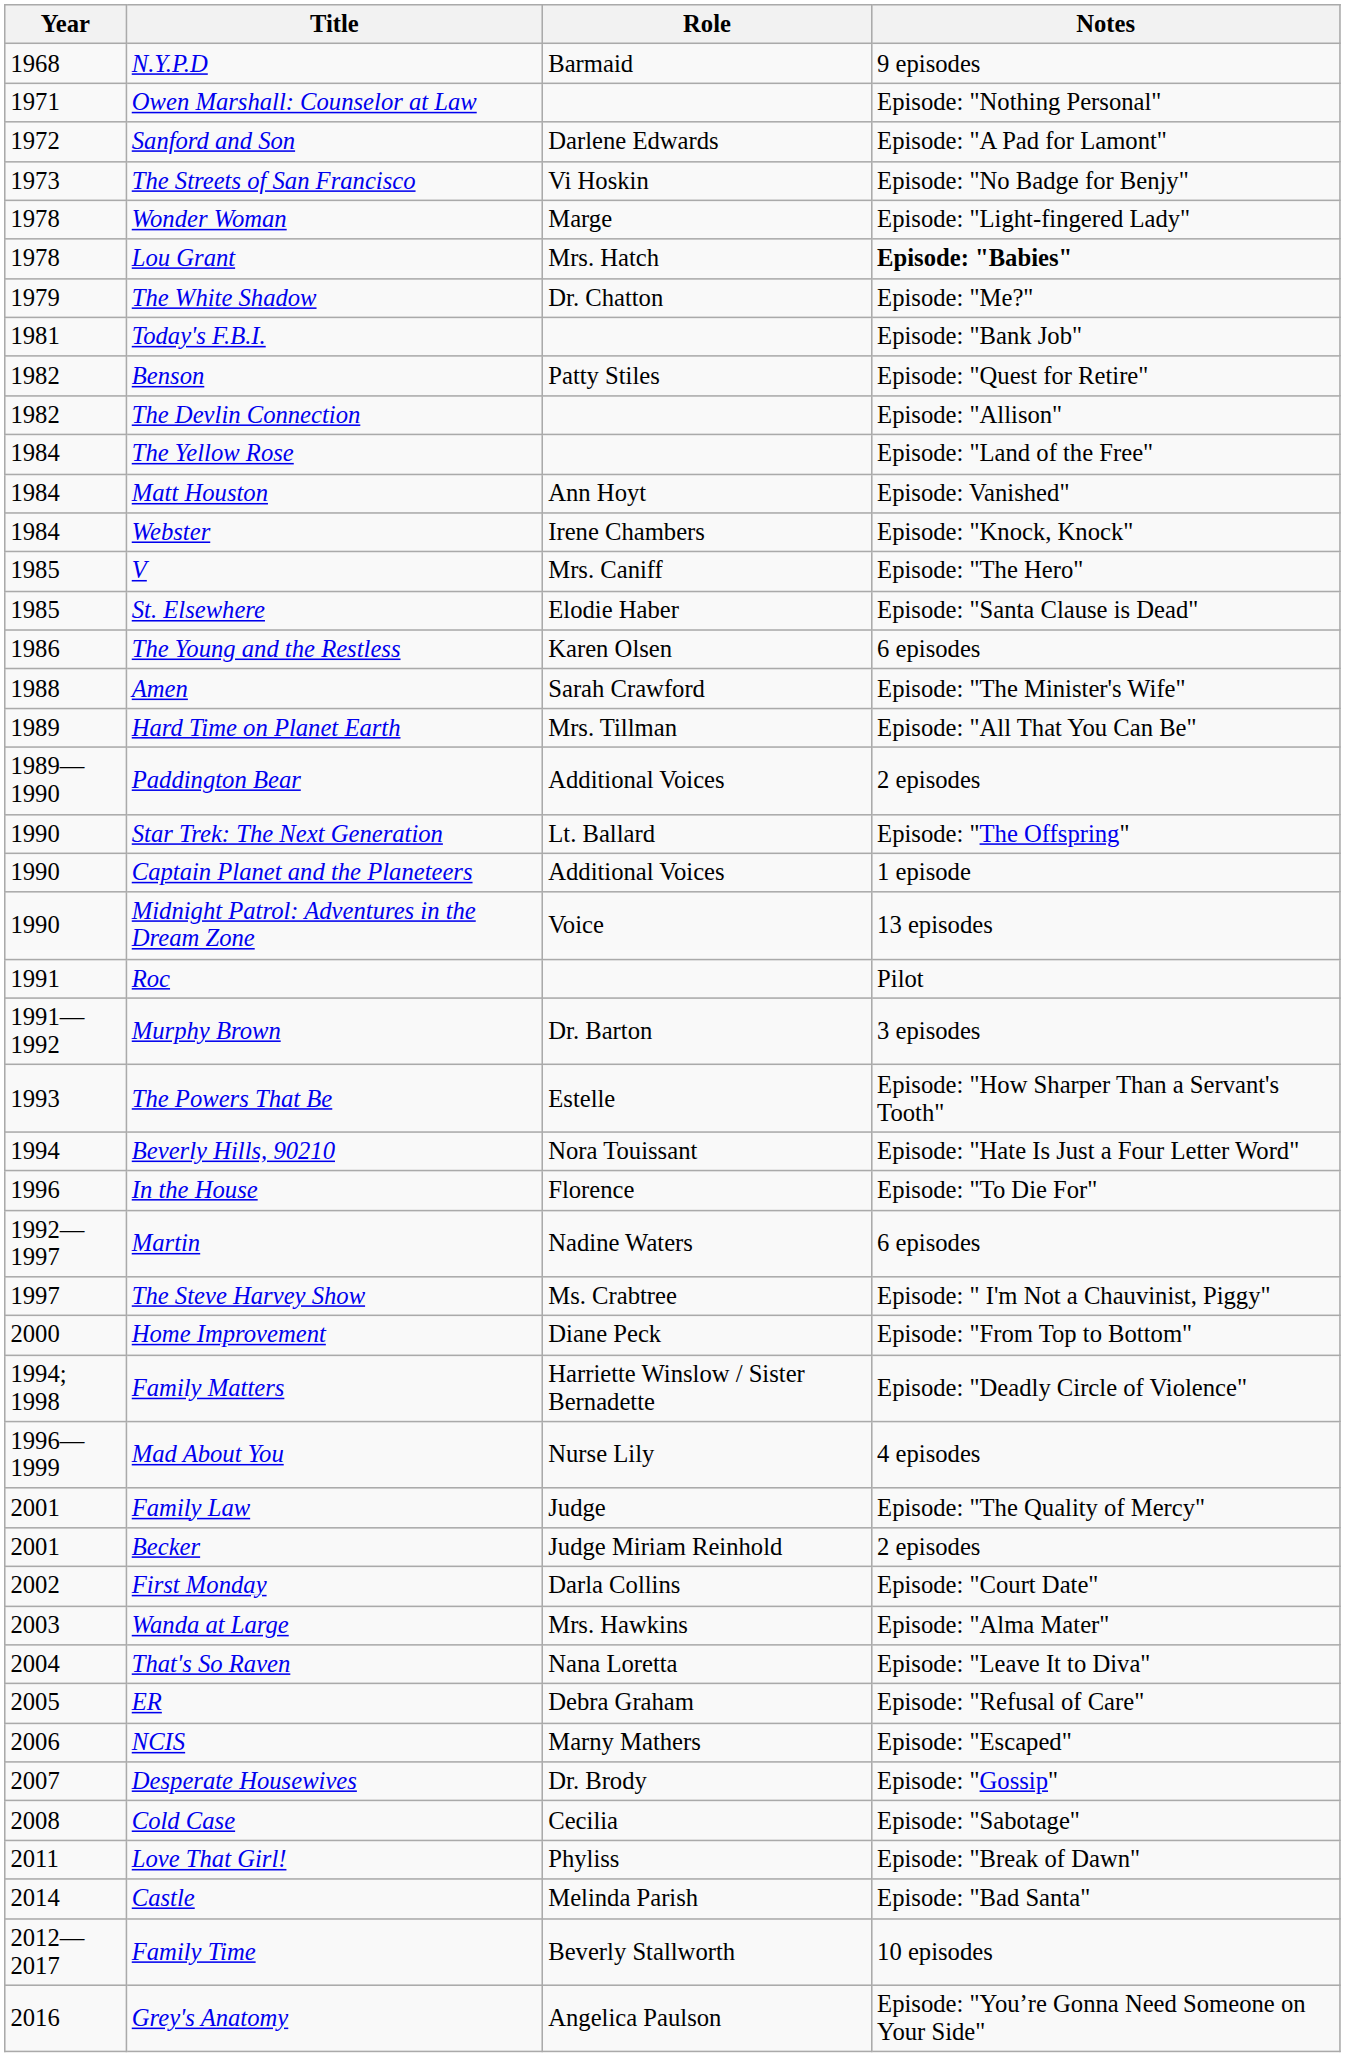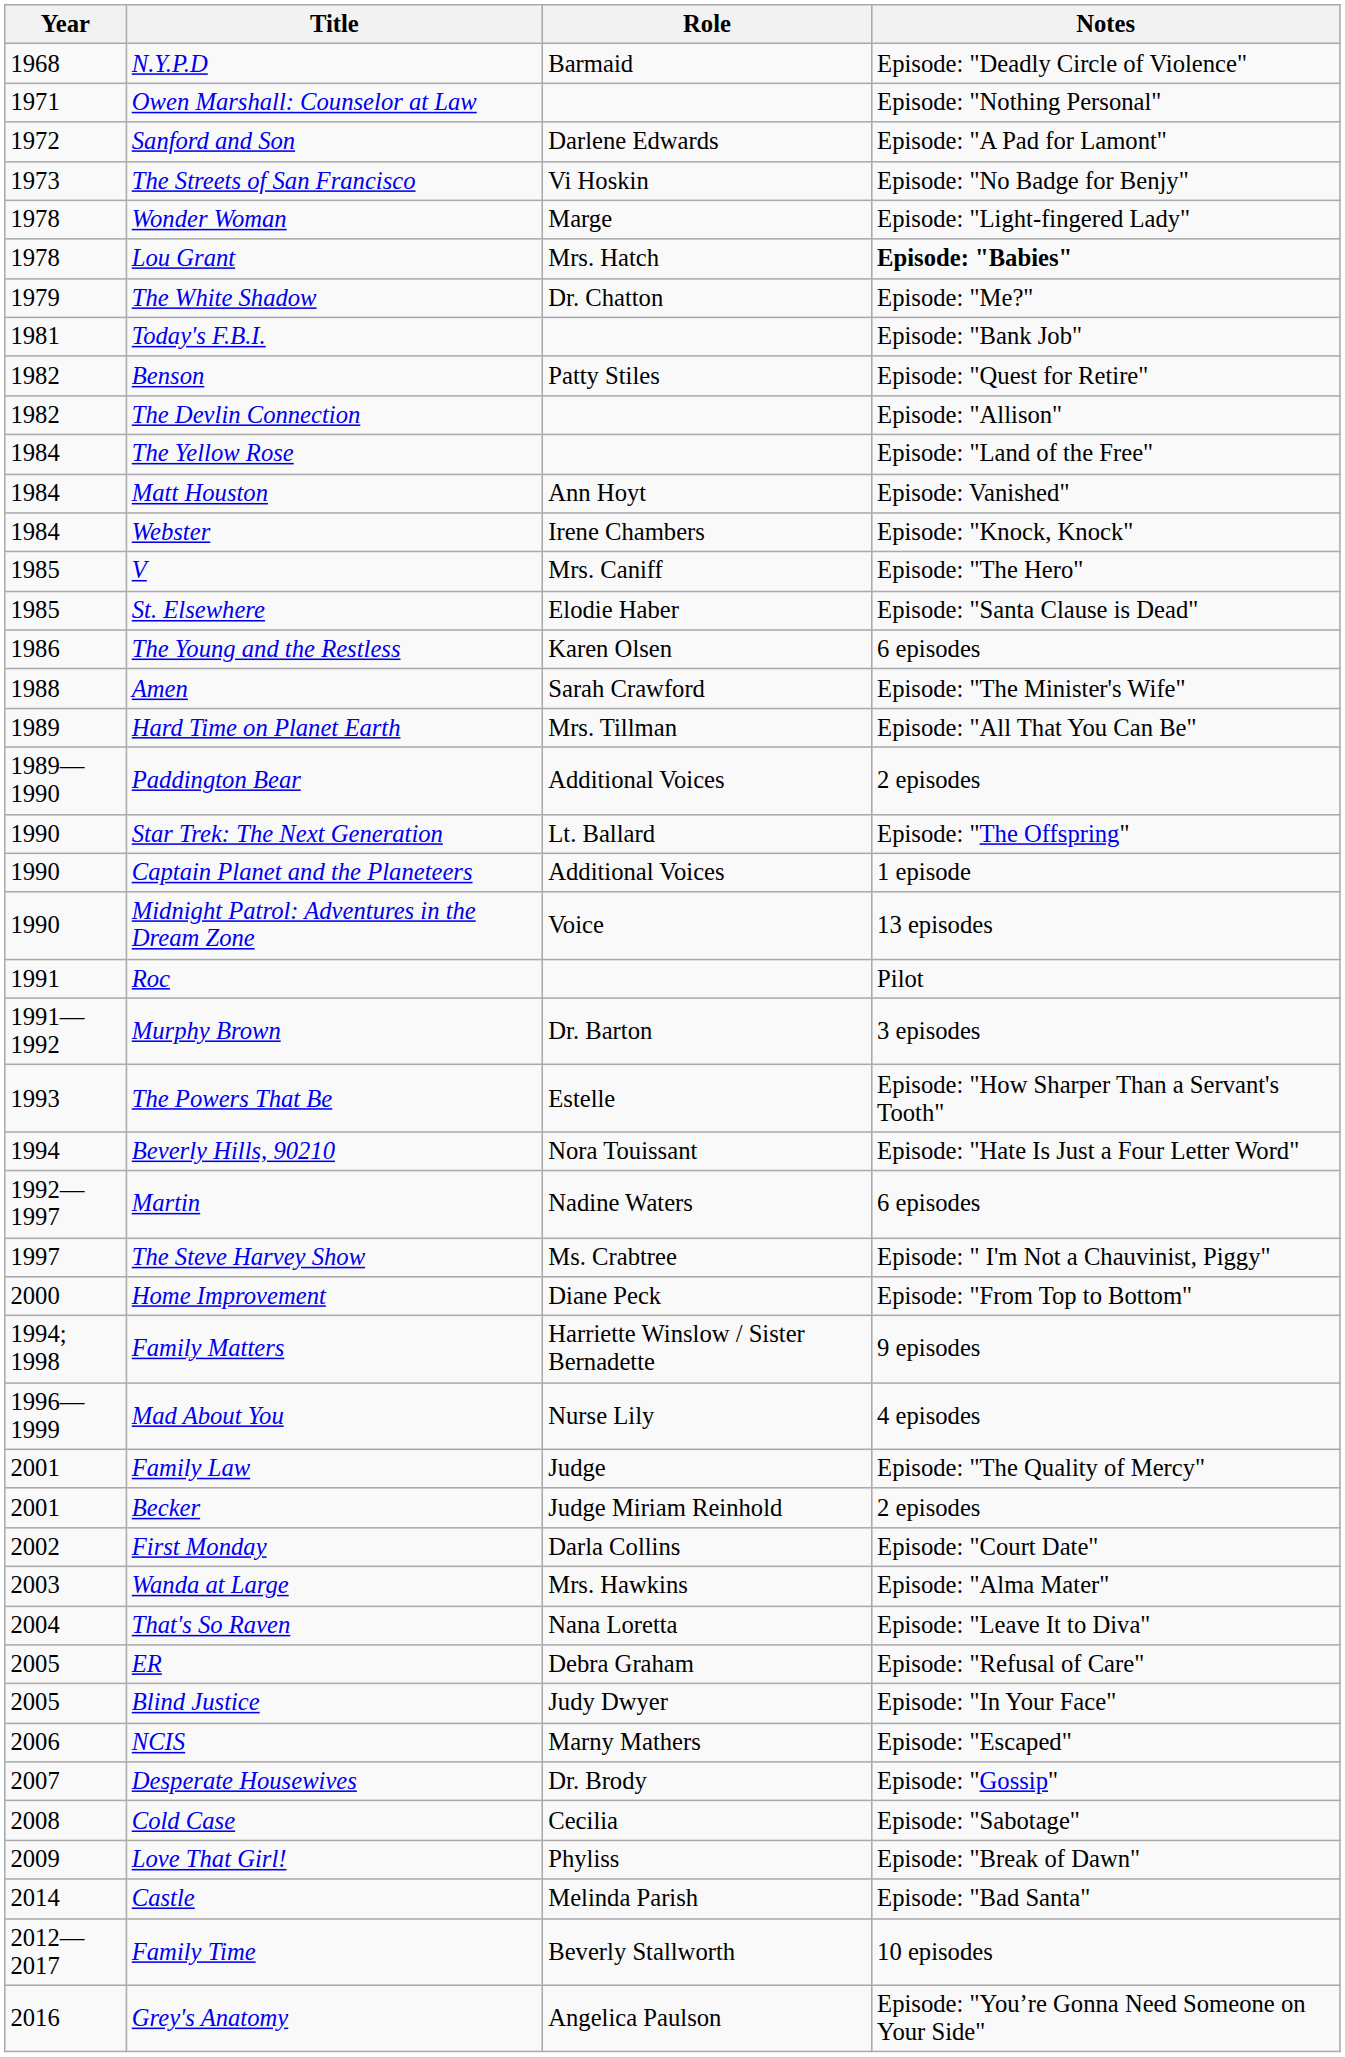(929, 63) 9 episodes -> (1062, 63) Episode: "Deadly Circle of Violence"
- row: (195, 1190)
(1062, 1387) Episode: "Deadly Circle of Violence" -> (929, 1348) 9 episodes
+ row: (196, 1703)
(35, 1859) 2011 -> (35, 1859) 2009
